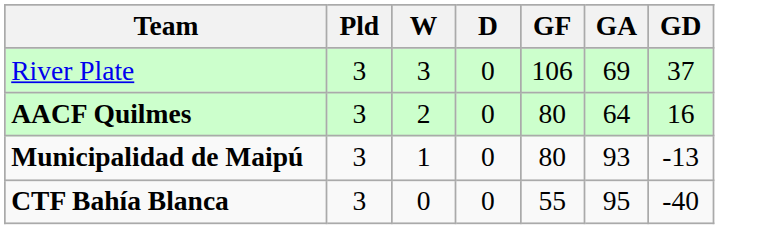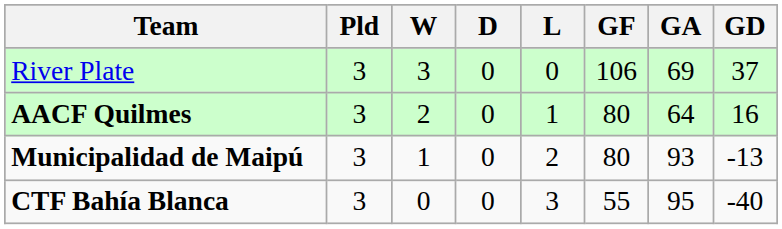+ column: (552, 26)
